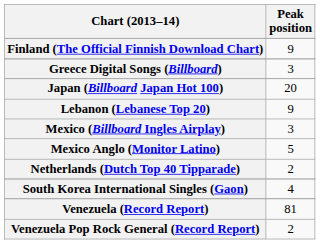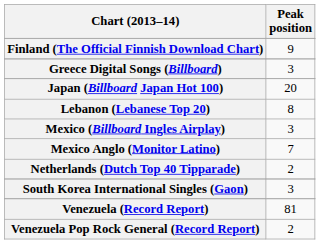(291, 108) 9 -> (291, 108) 8
(291, 149) 5 -> (291, 149) 7
(291, 189) 4 -> (291, 189) 3
